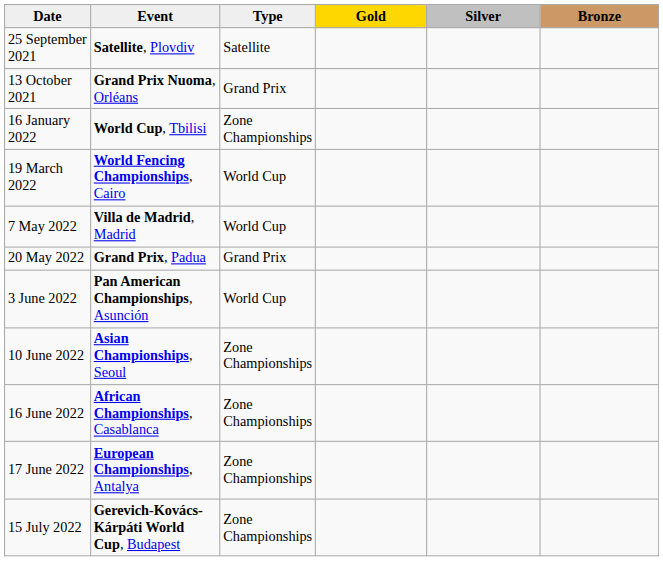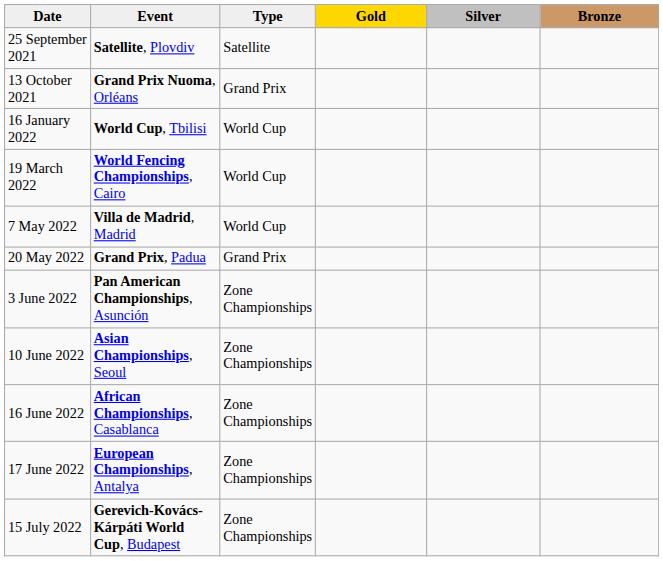(268, 128) Zone Championships -> (255, 128) World Cup
(255, 298) World Cup -> (268, 298) Zone Championships
